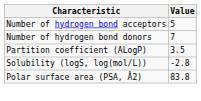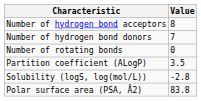(173, 24) 5 -> (173, 24) 8
+ row: (64, 50)
